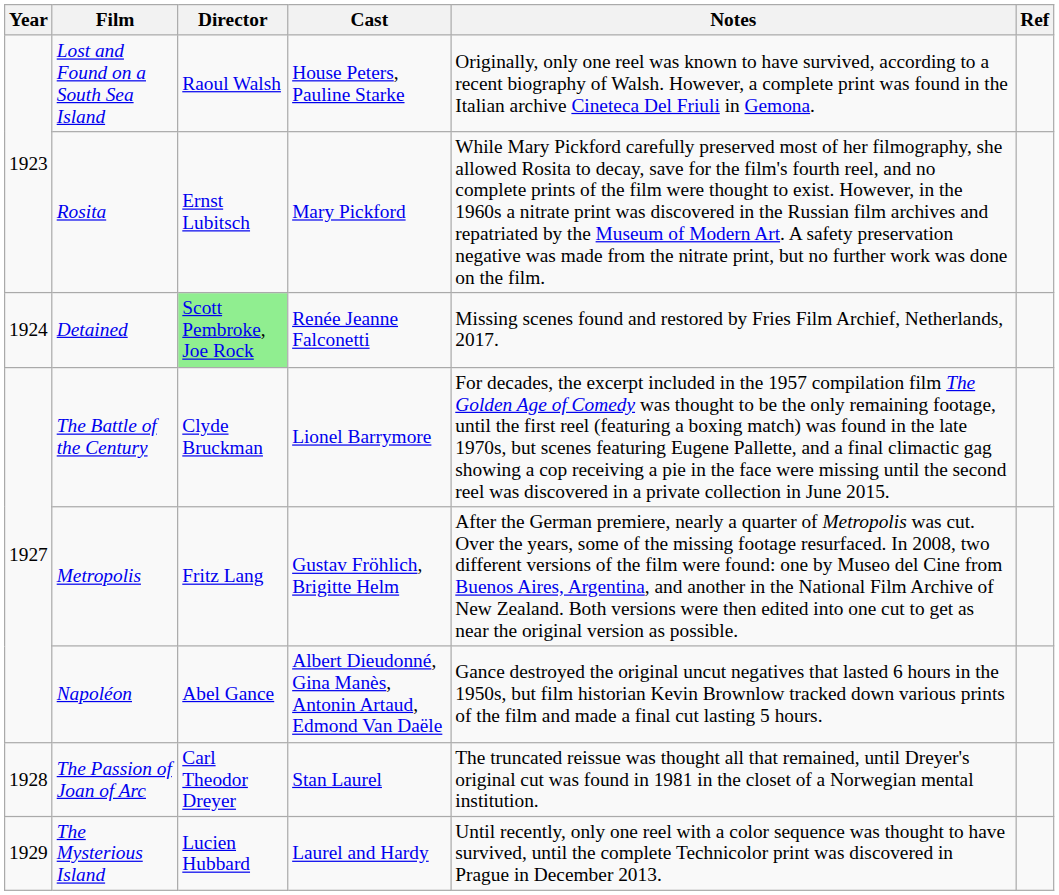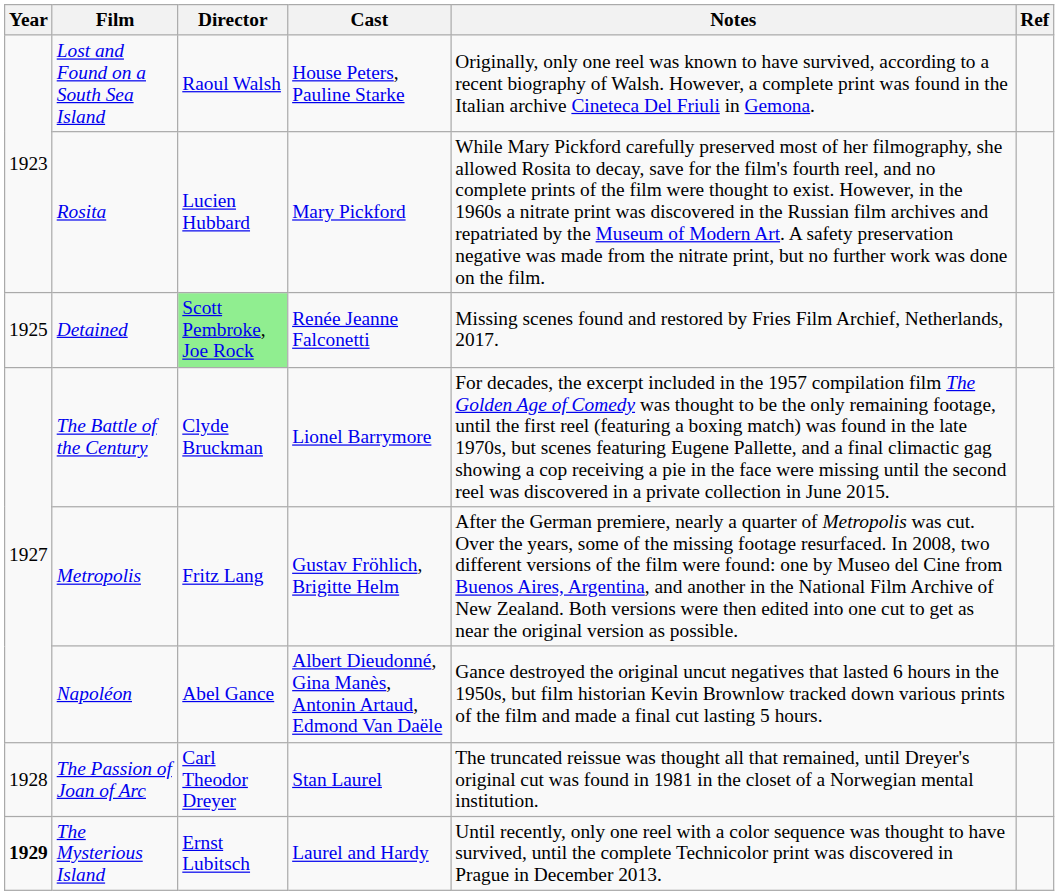(216, 211) Ernst Lubitsch -> (216, 211) Lucien Hubbard
(28, 329) 1924 -> (28, 329) 1925
(28, 853) normal -> (28, 853) bold
(216, 853) Lucien Hubbard -> (216, 853) Ernst Lubitsch
